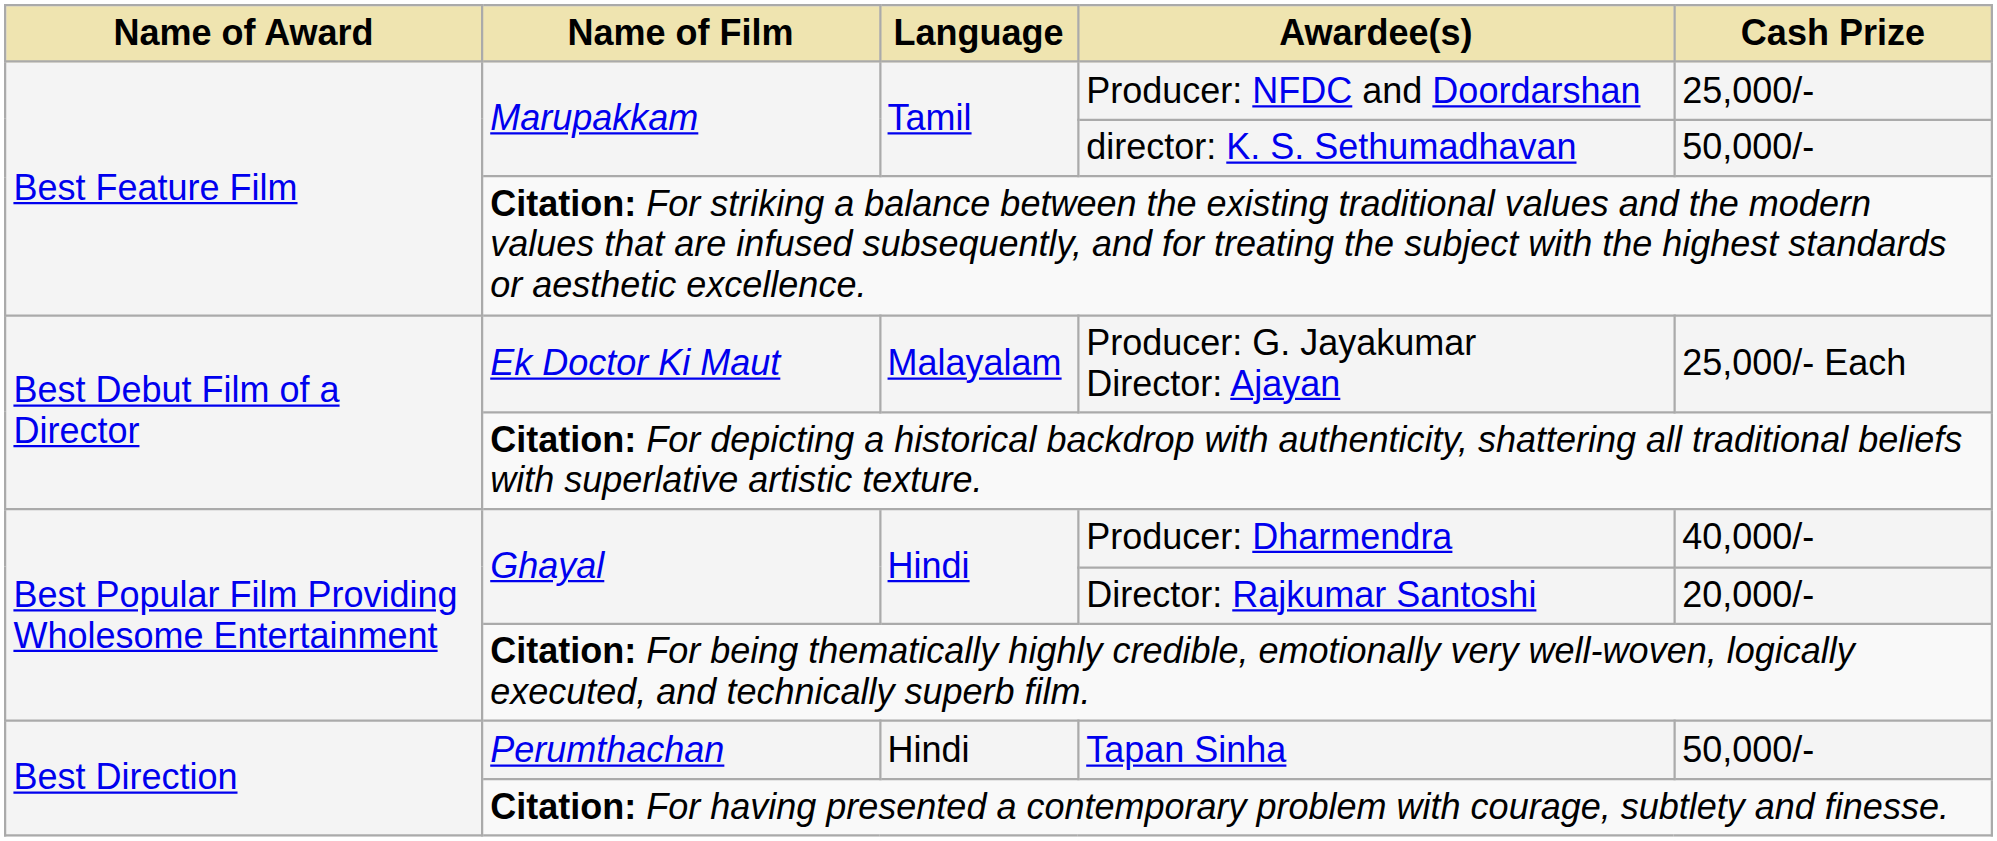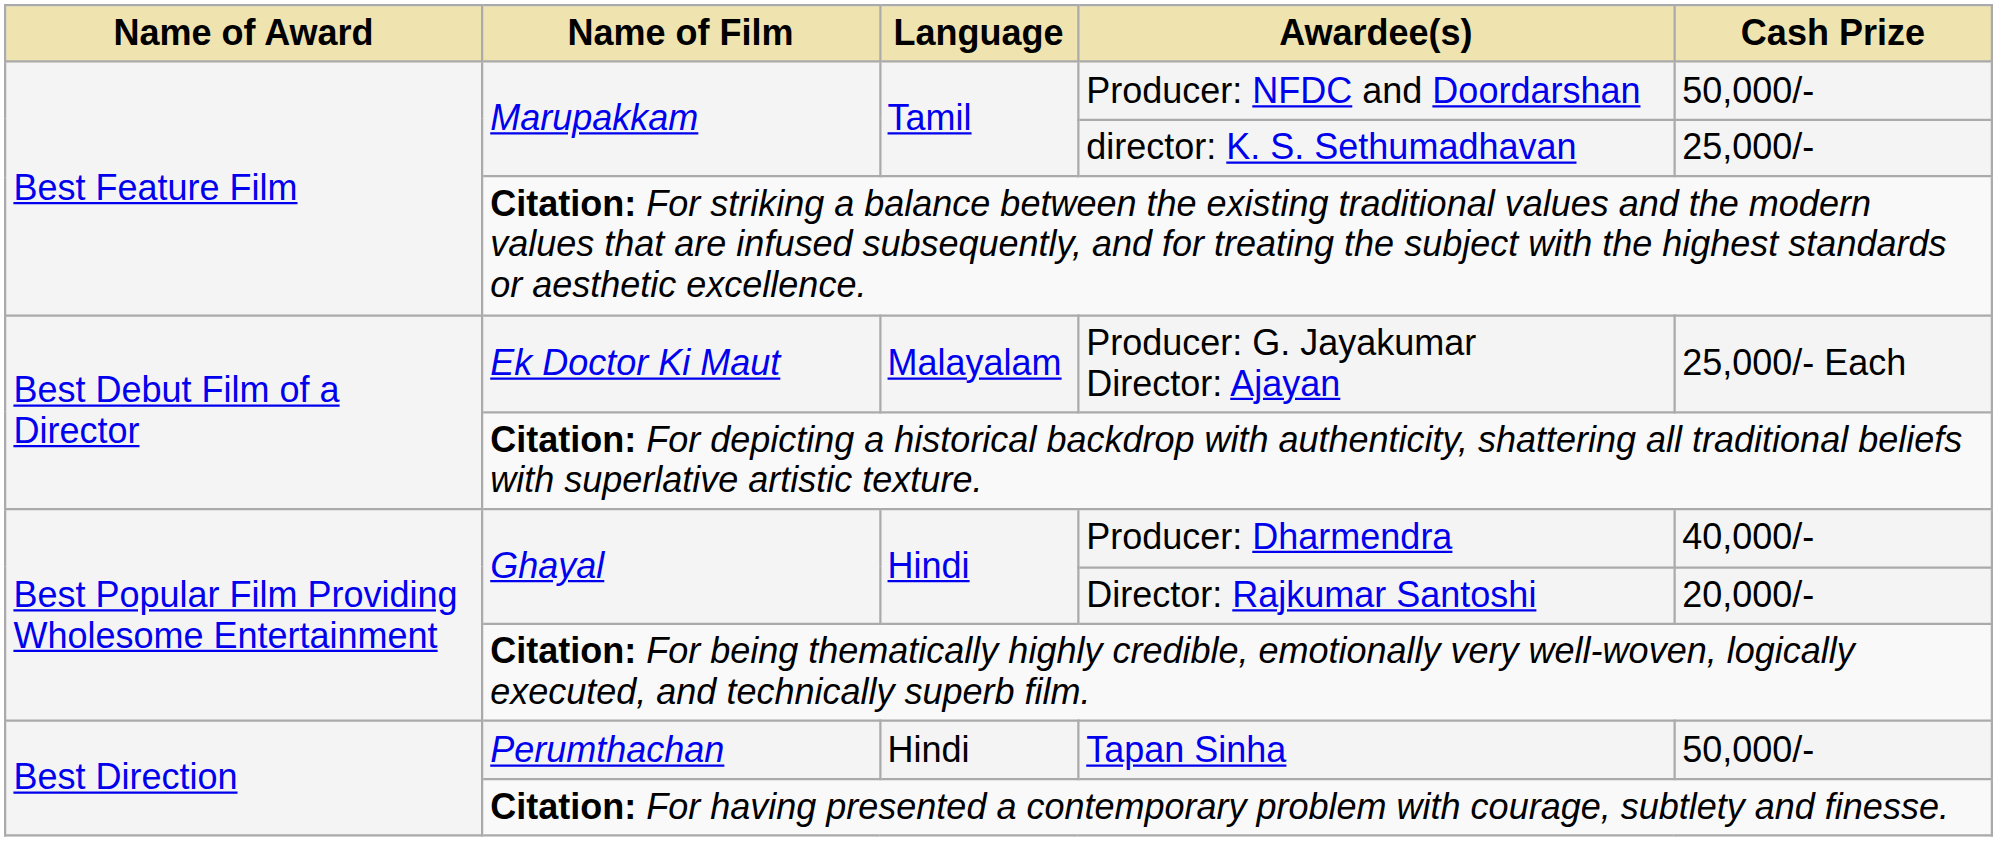(1748, 90) 25,000/- -> (1748, 90) 50,000/-
(1748, 147) 50,000/- -> (1748, 147) 25,000/-
